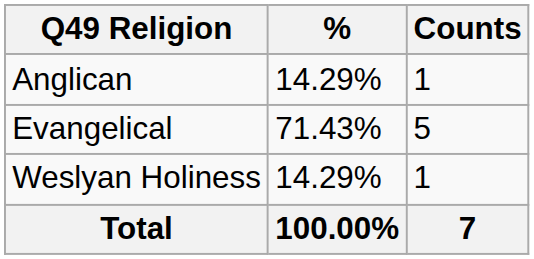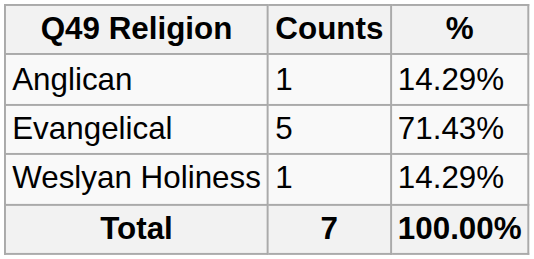columns swapped: (468, 29) <-> (337, 29)
